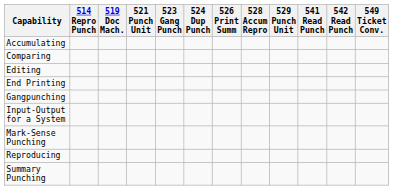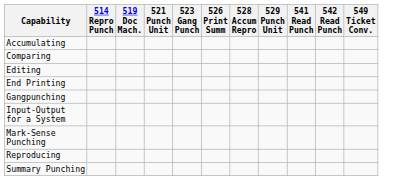- column: (198, 20)
